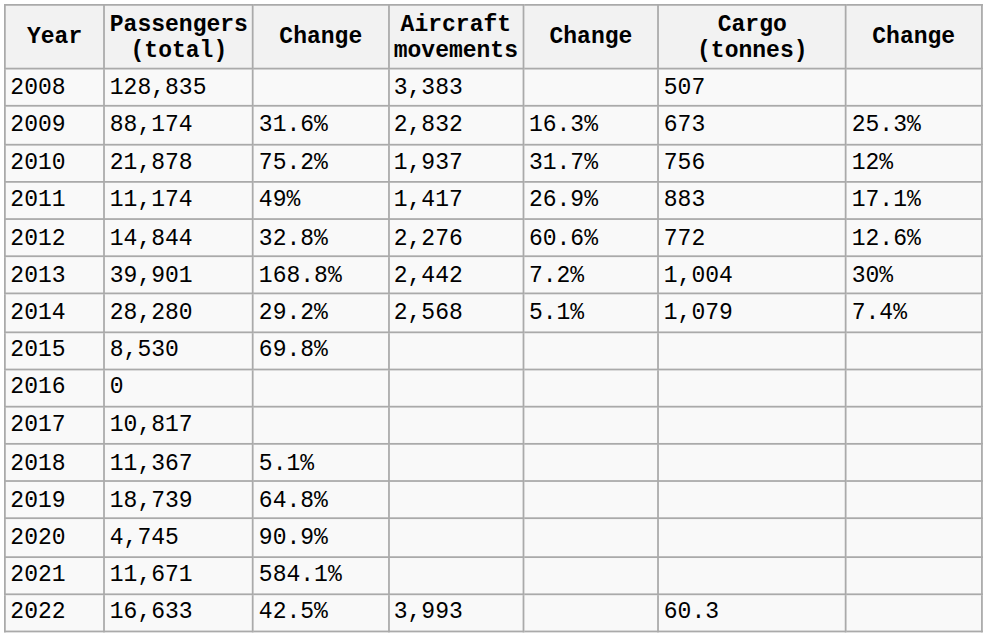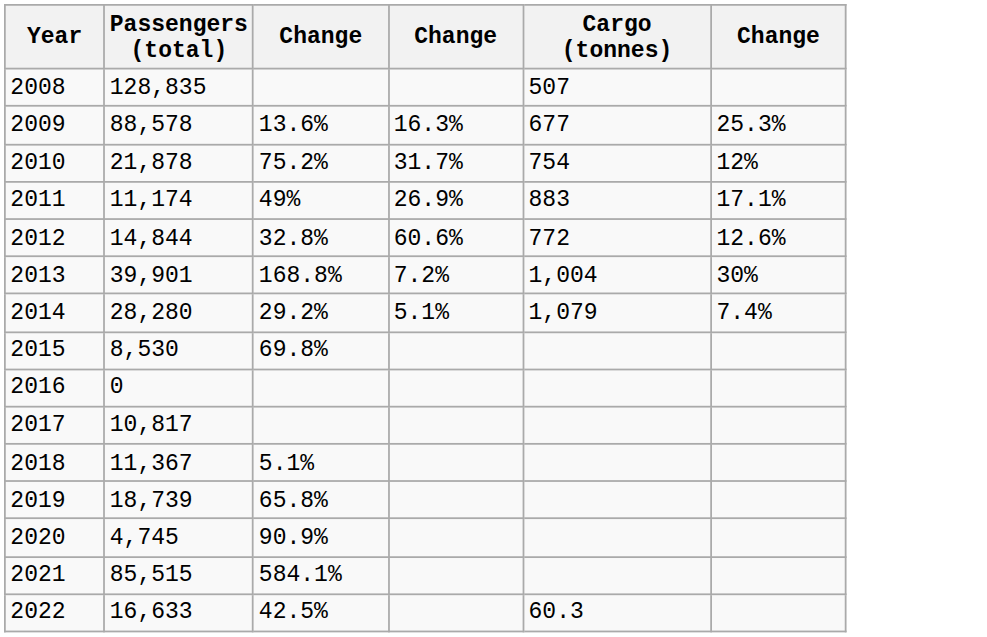- column: (456, 37)
(151, 125) 88,174 -> (151, 125) 88,578
(293, 125) 31.6% -> (293, 125) 13.6%
(685, 125) 673 -> (549, 125) 677
(685, 163) 756 -> (549, 163) 754
(293, 500) 64.8% -> (293, 500) 65.8%
(151, 575) 11,671 -> (151, 575) 85,515
